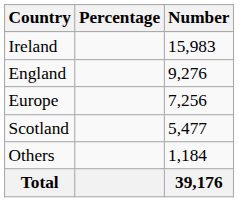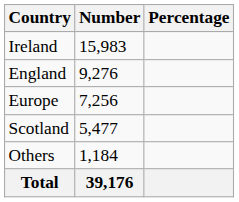columns swapped: (199, 18) <-> (120, 18)
